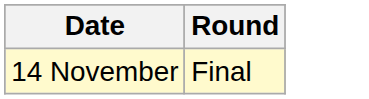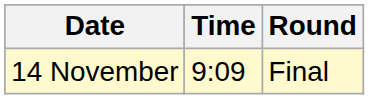+ column: (223, 26)
